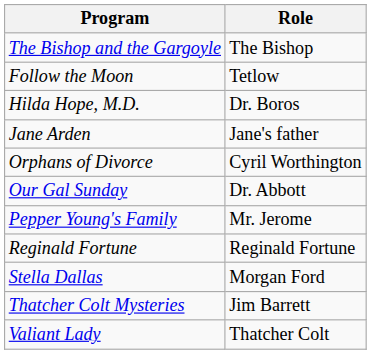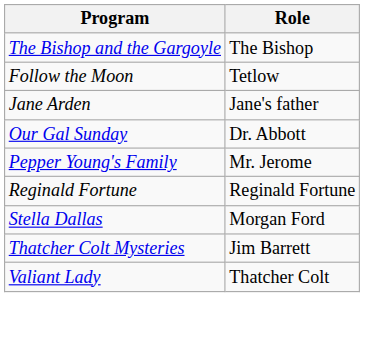- row: (74, 104)
- row: (81, 162)
